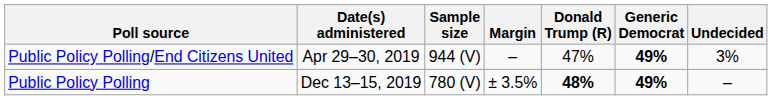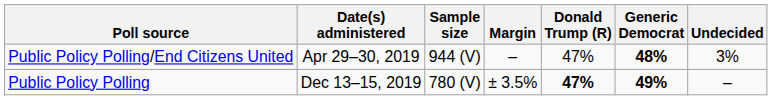(651, 57) 49% -> (651, 57) 48%
(578, 82) 48% -> (578, 82) 47%
